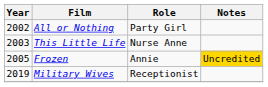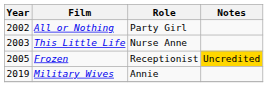(144, 58) Annie -> (164, 58) Receptionist
(164, 74) Receptionist -> (144, 74) Annie
